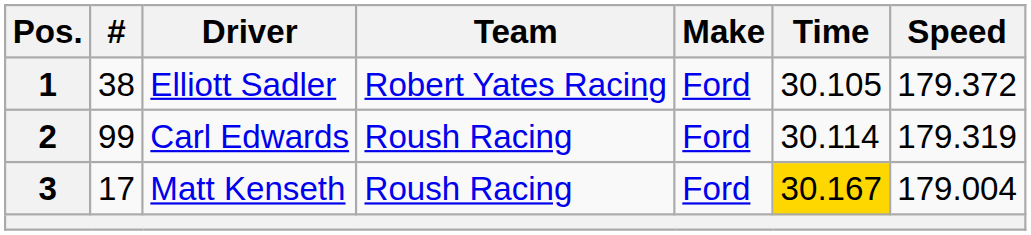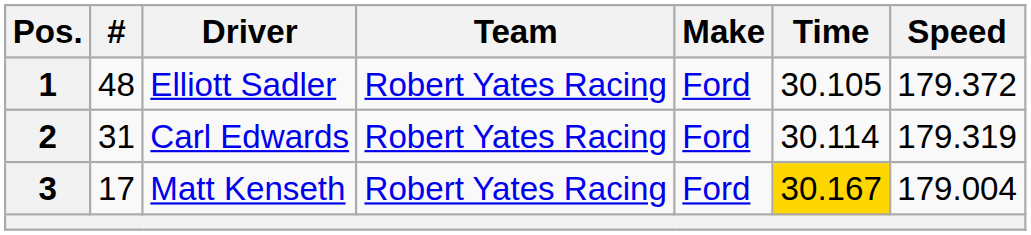(117, 84) 38 -> (117, 84) 48
(117, 136) 99 -> (117, 136) 31
(468, 136) Roush Racing -> (516, 136) Robert Yates Racing
(468, 189) Roush Racing -> (516, 189) Robert Yates Racing
